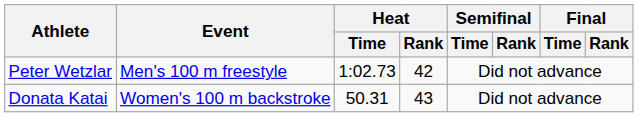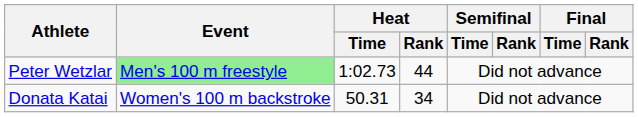(204, 71) no background -> (204, 71) lightgreen background
(423, 71) 42 -> (423, 71) 44
(423, 98) 43 -> (423, 98) 34
